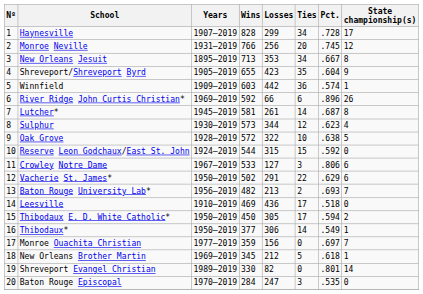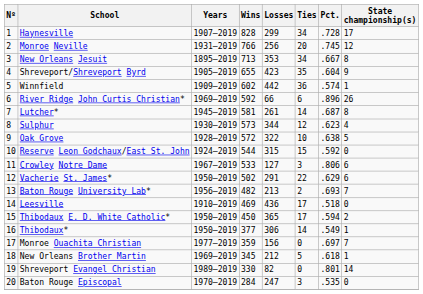(248, 86) 603 -> (248, 86) 602
(272, 217) 305 -> (272, 217) 365
